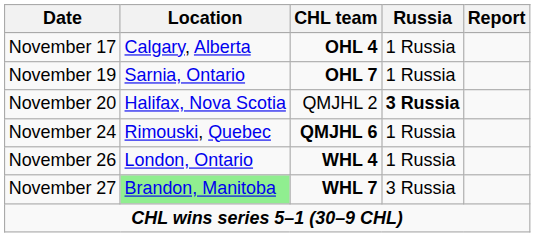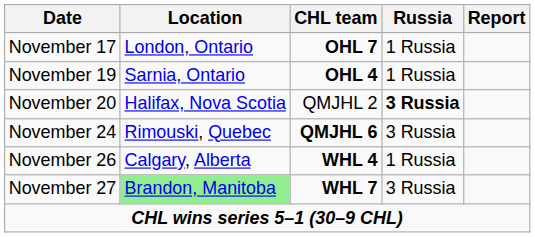(188, 47) Calgary, Alberta -> (189, 47) London, Ontario
(351, 47) OHL 4 -> (351, 47) OHL 7
(351, 75) OHL 7 -> (351, 75) OHL 4
(421, 132) 1 Russia -> (421, 132) 3 Russia
(189, 160) London, Ontario -> (188, 160) Calgary, Alberta
